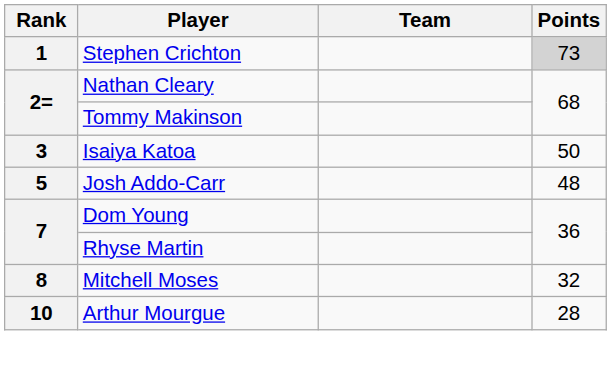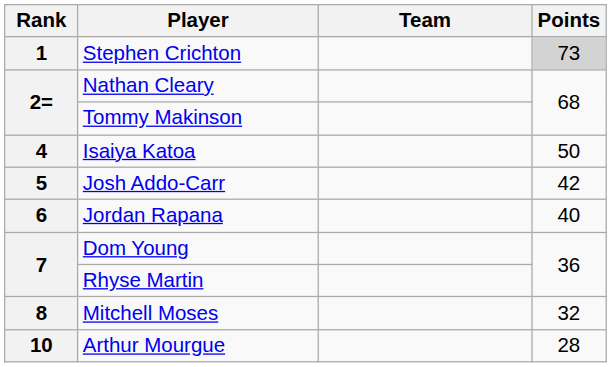(41, 150) 3 -> (41, 150) 4
(569, 183) 48 -> (569, 183) 42
+ row: (153, 215)
